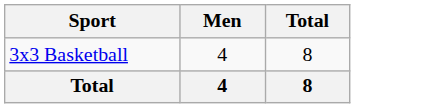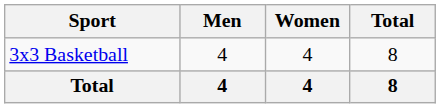+ column: (307, 21)
